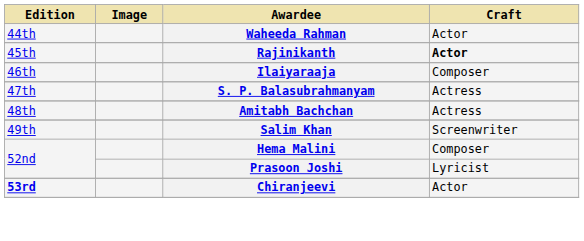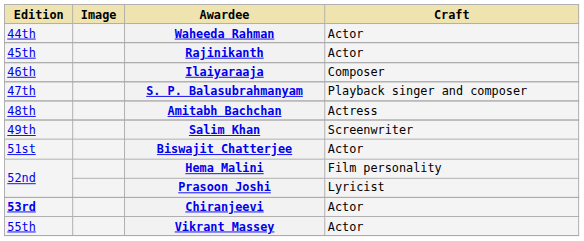(450, 53) bold -> (346, 53) normal
(457, 91) Actress -> (427, 91) Playback singer and composer
+ row: (225, 149)
(461, 149) Composer -> (385, 168) Film personality
+ row: (225, 226)
